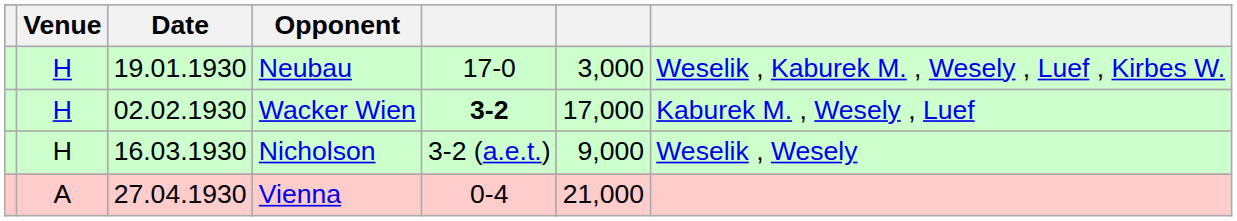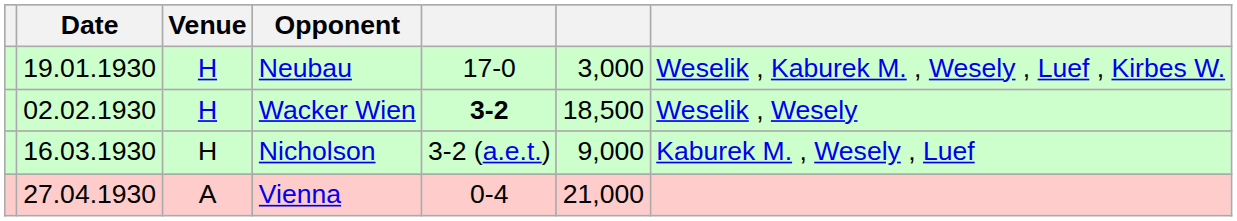columns swapped: (180, 25) <-> (62, 25)
(603, 109) 17,000 -> (603, 109) 18,500
(815, 109) Kaburek M. , Wesely , Luef -> (757, 109) Weselik , Wesely
(757, 151) Weselik , Wesely -> (815, 151) Kaburek M. , Wesely , Luef
